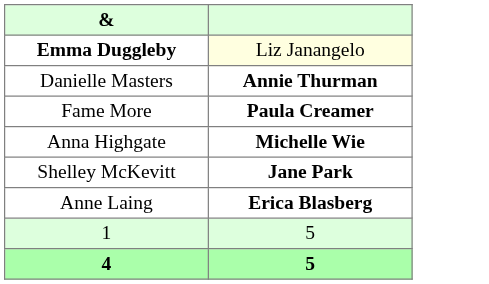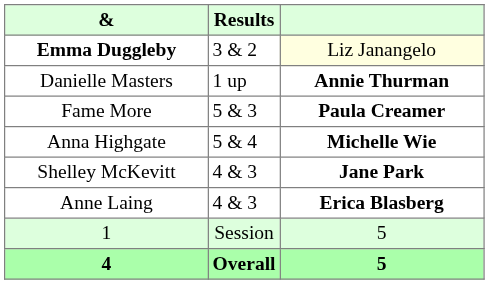+ column: (244, 19)
